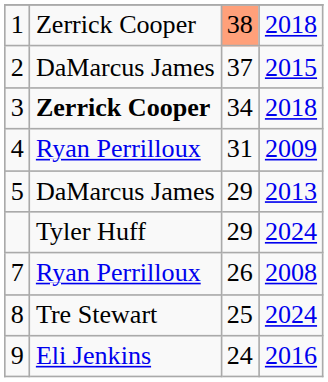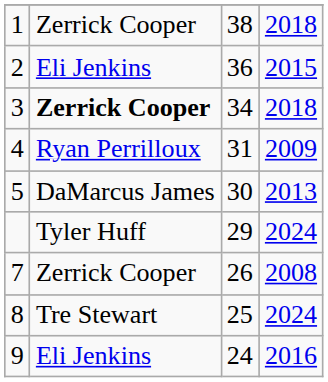(240, 25) lightsalmon background -> (240, 25) no background
(125, 66) DaMarcus James -> (93, 66) Eli Jenkins
(240, 66) 37 -> (240, 66) 36
(240, 190) 29 -> (240, 190) 30
(118, 273) Ryan Perrilloux -> (116, 273) Zerrick Cooper
